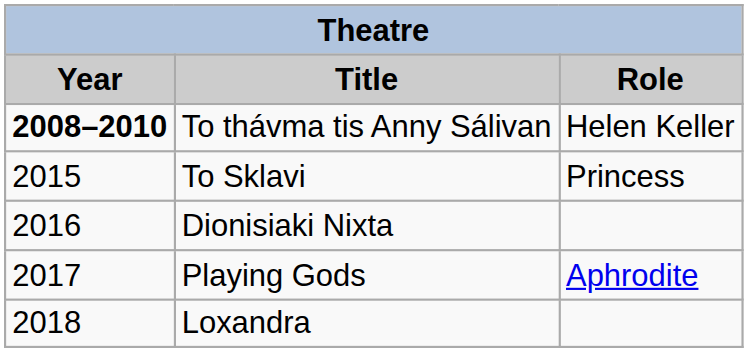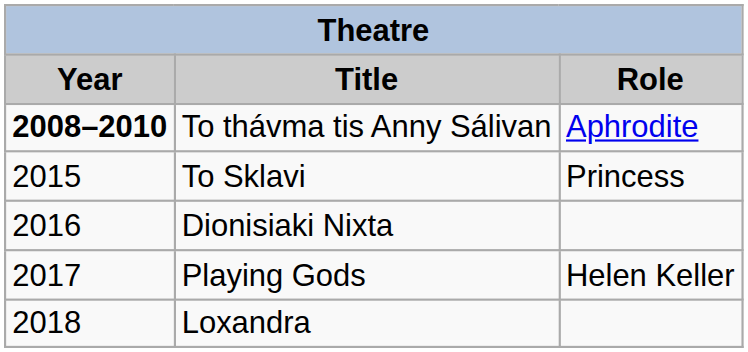(650, 128) Helen Keller -> (632, 128) Aphrodite
(632, 274) Aphrodite -> (650, 274) Helen Keller
